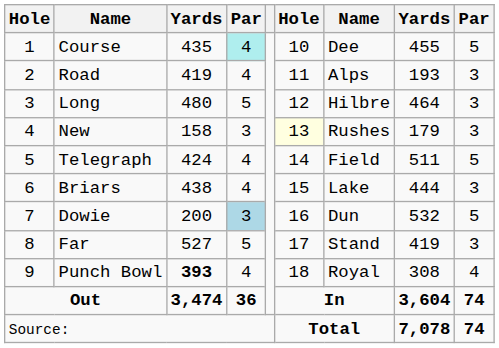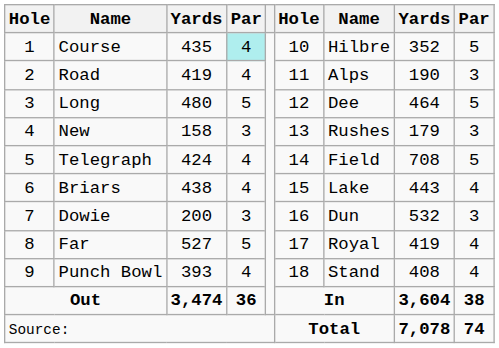(344, 47) Dee -> (359, 47) Hilbre
(424, 47) 455 -> (424, 47) 352
(424, 75) 193 -> (424, 75) 190
(359, 103) Hilbre -> (344, 103) Dee
(474, 103) 3 -> (474, 103) 5
(299, 131) lightyellow background -> (299, 131) no background
(424, 160) 511 -> (424, 160) 708
(424, 188) 444 -> (424, 188) 443
(474, 188) 3 -> (474, 188) 4
(246, 216) lightblue background -> (246, 216) no background
(474, 216) 5 -> (474, 216) 3
(354, 244) Stand -> (354, 244) Royal
(474, 244) 3 -> (474, 244) 4
(196, 272) bold -> (196, 272) normal
(354, 272) Royal -> (354, 272) Stand
(424, 272) 308 -> (424, 272) 408
(474, 301) 74 -> (474, 301) 38
